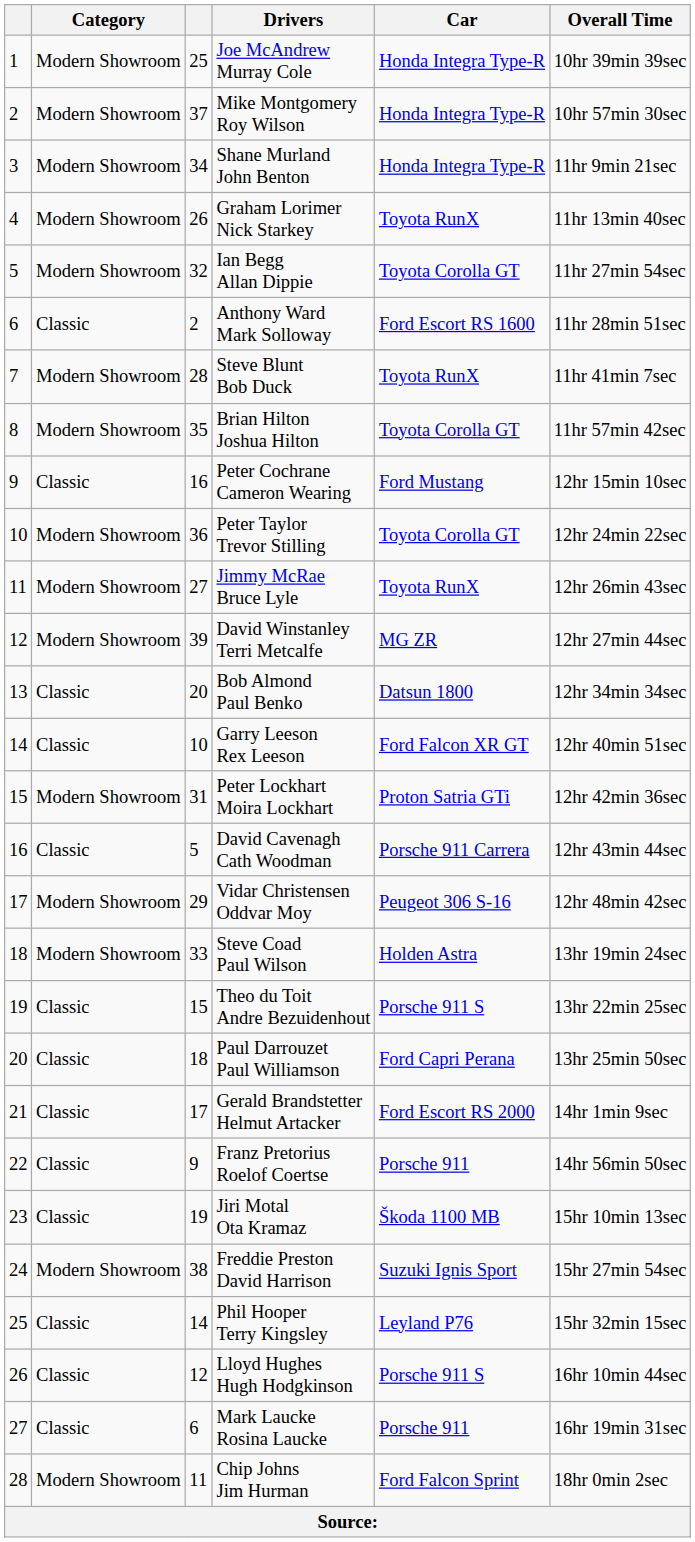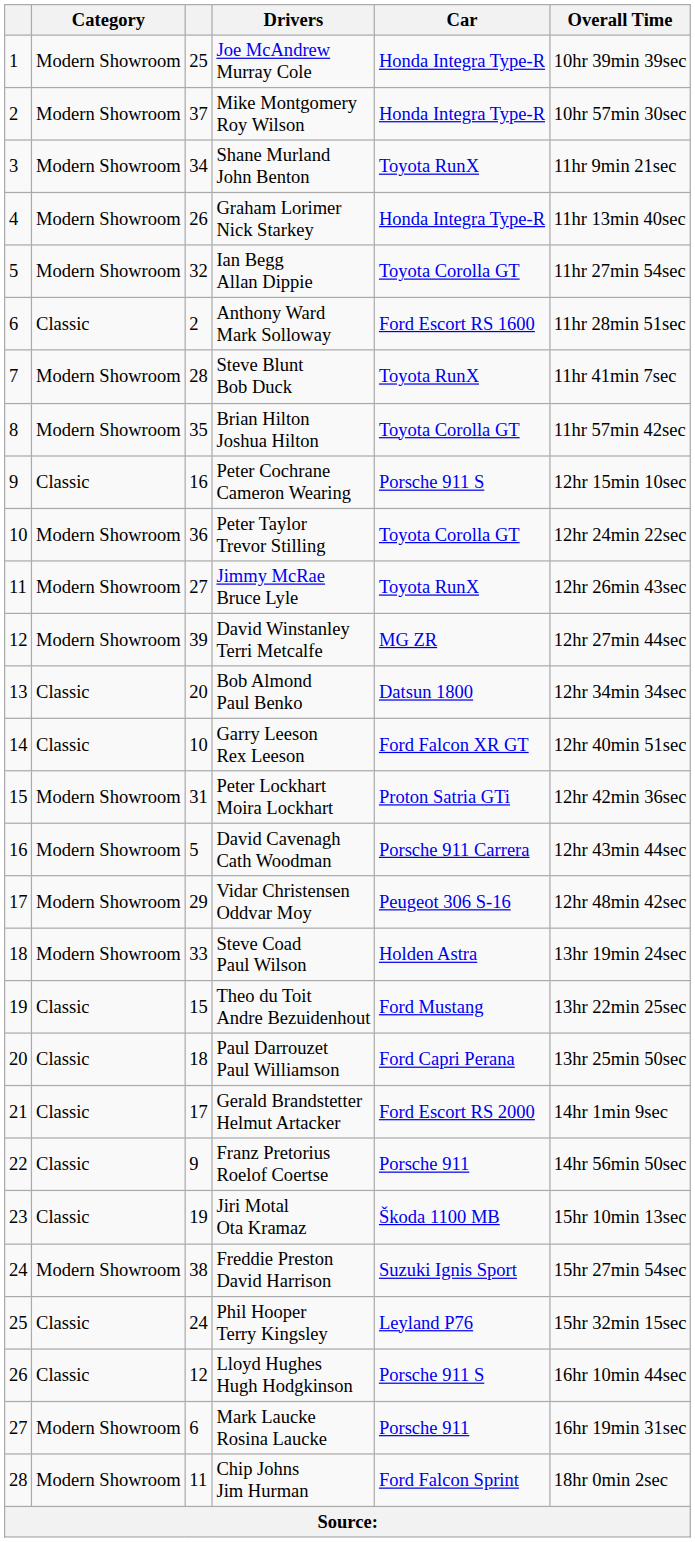(462, 166) Honda Integra Type-R -> (429, 166) Toyota RunX
(429, 219) Toyota RunX -> (462, 219) Honda Integra Type-R
(431, 481) Ford Mustang -> (432, 481) Porsche 911 S
(63, 849) Classic -> (108, 849) Modern Showroom
(432, 1007) Porsche 911 S -> (431, 1007) Ford Mustang
(199, 1322) 14 -> (199, 1322) 24
(63, 1427) Classic -> (108, 1427) Modern Showroom
